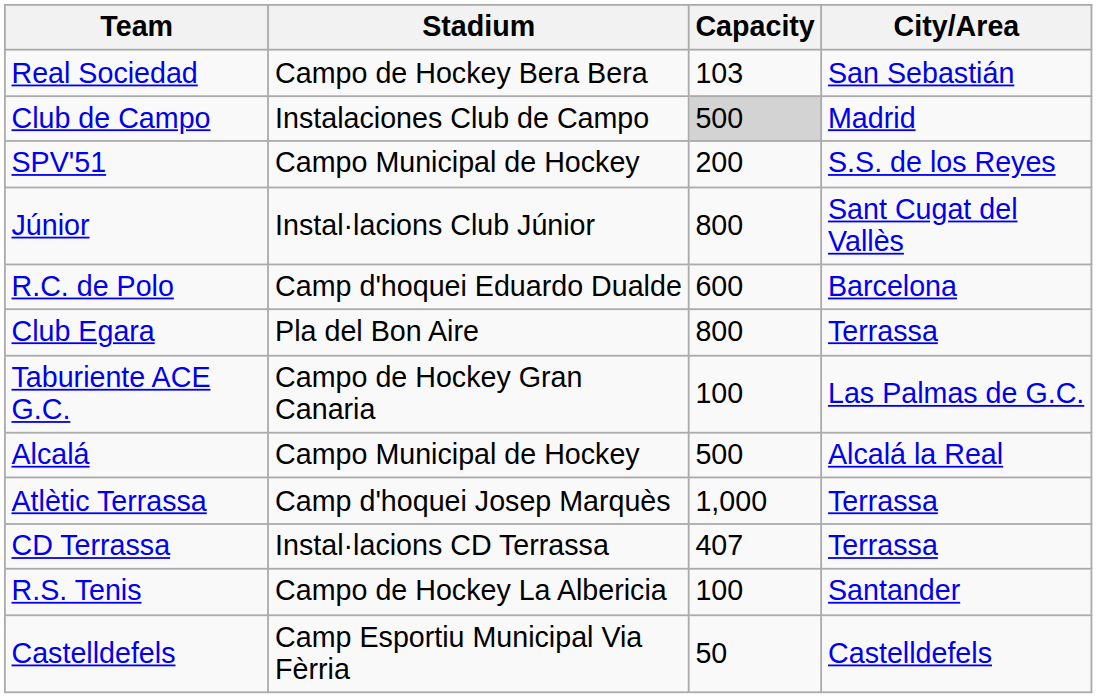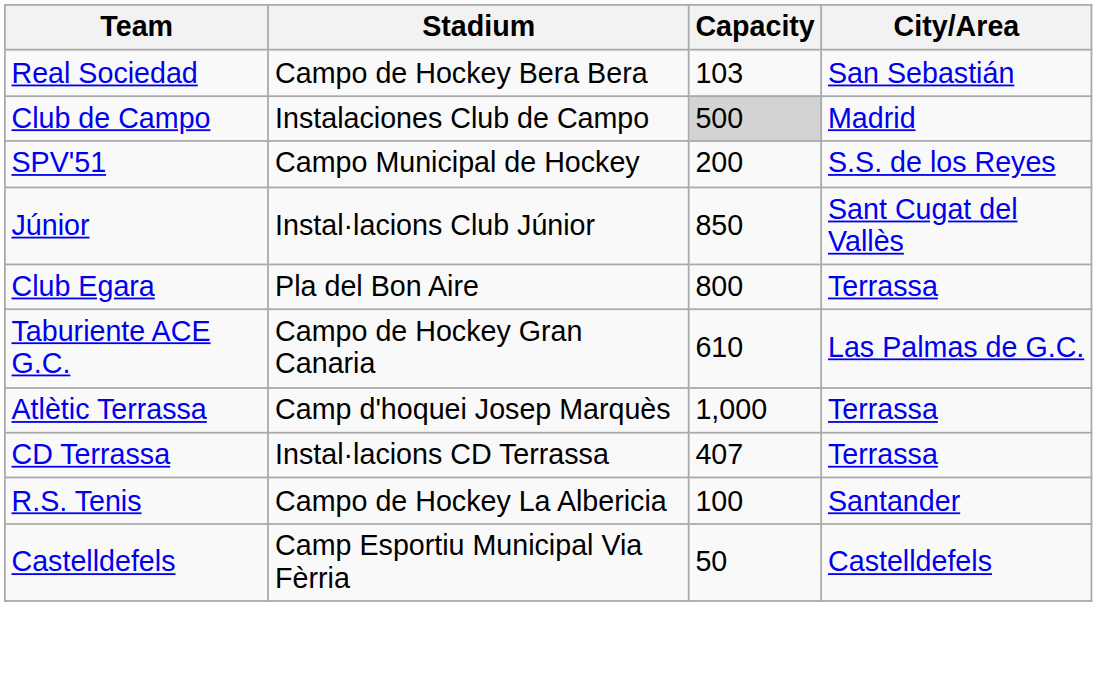(719, 225) 800 -> (719, 225) 850
- row: (93, 286)
(719, 393) 100 -> (719, 348) 610
- row: (50, 455)
